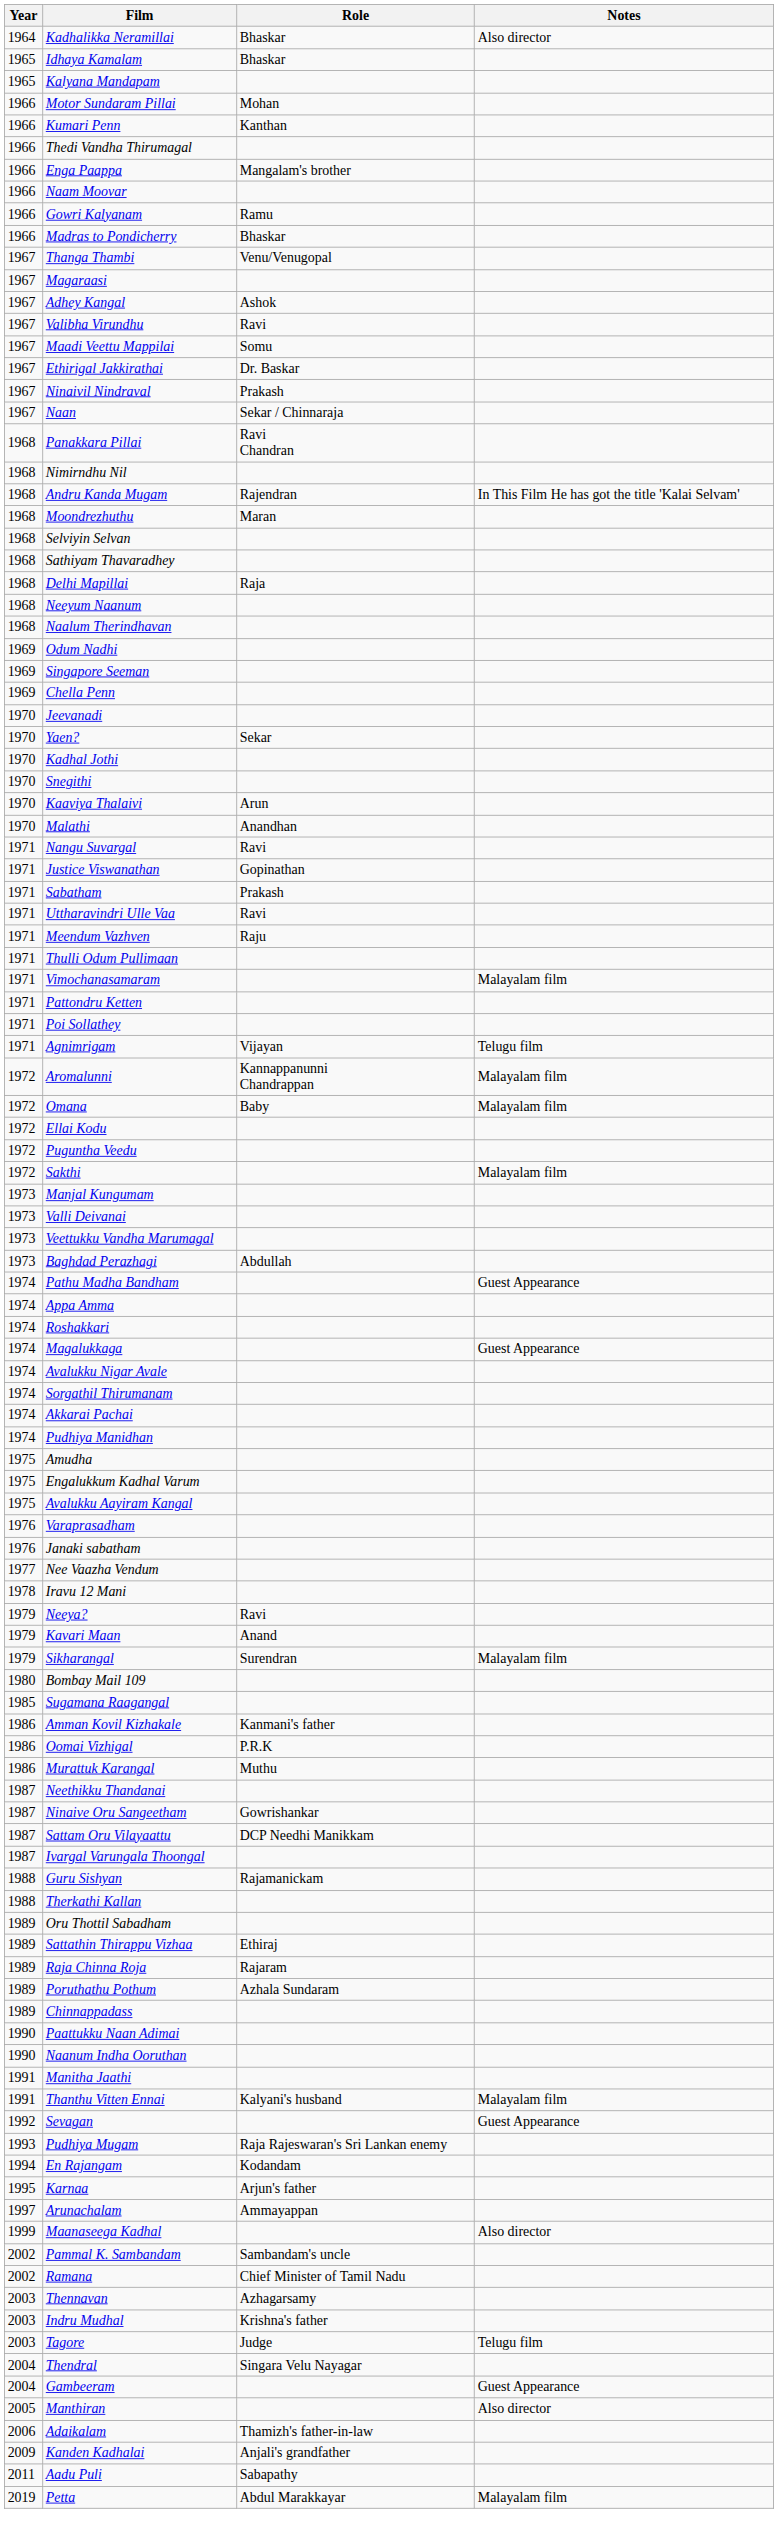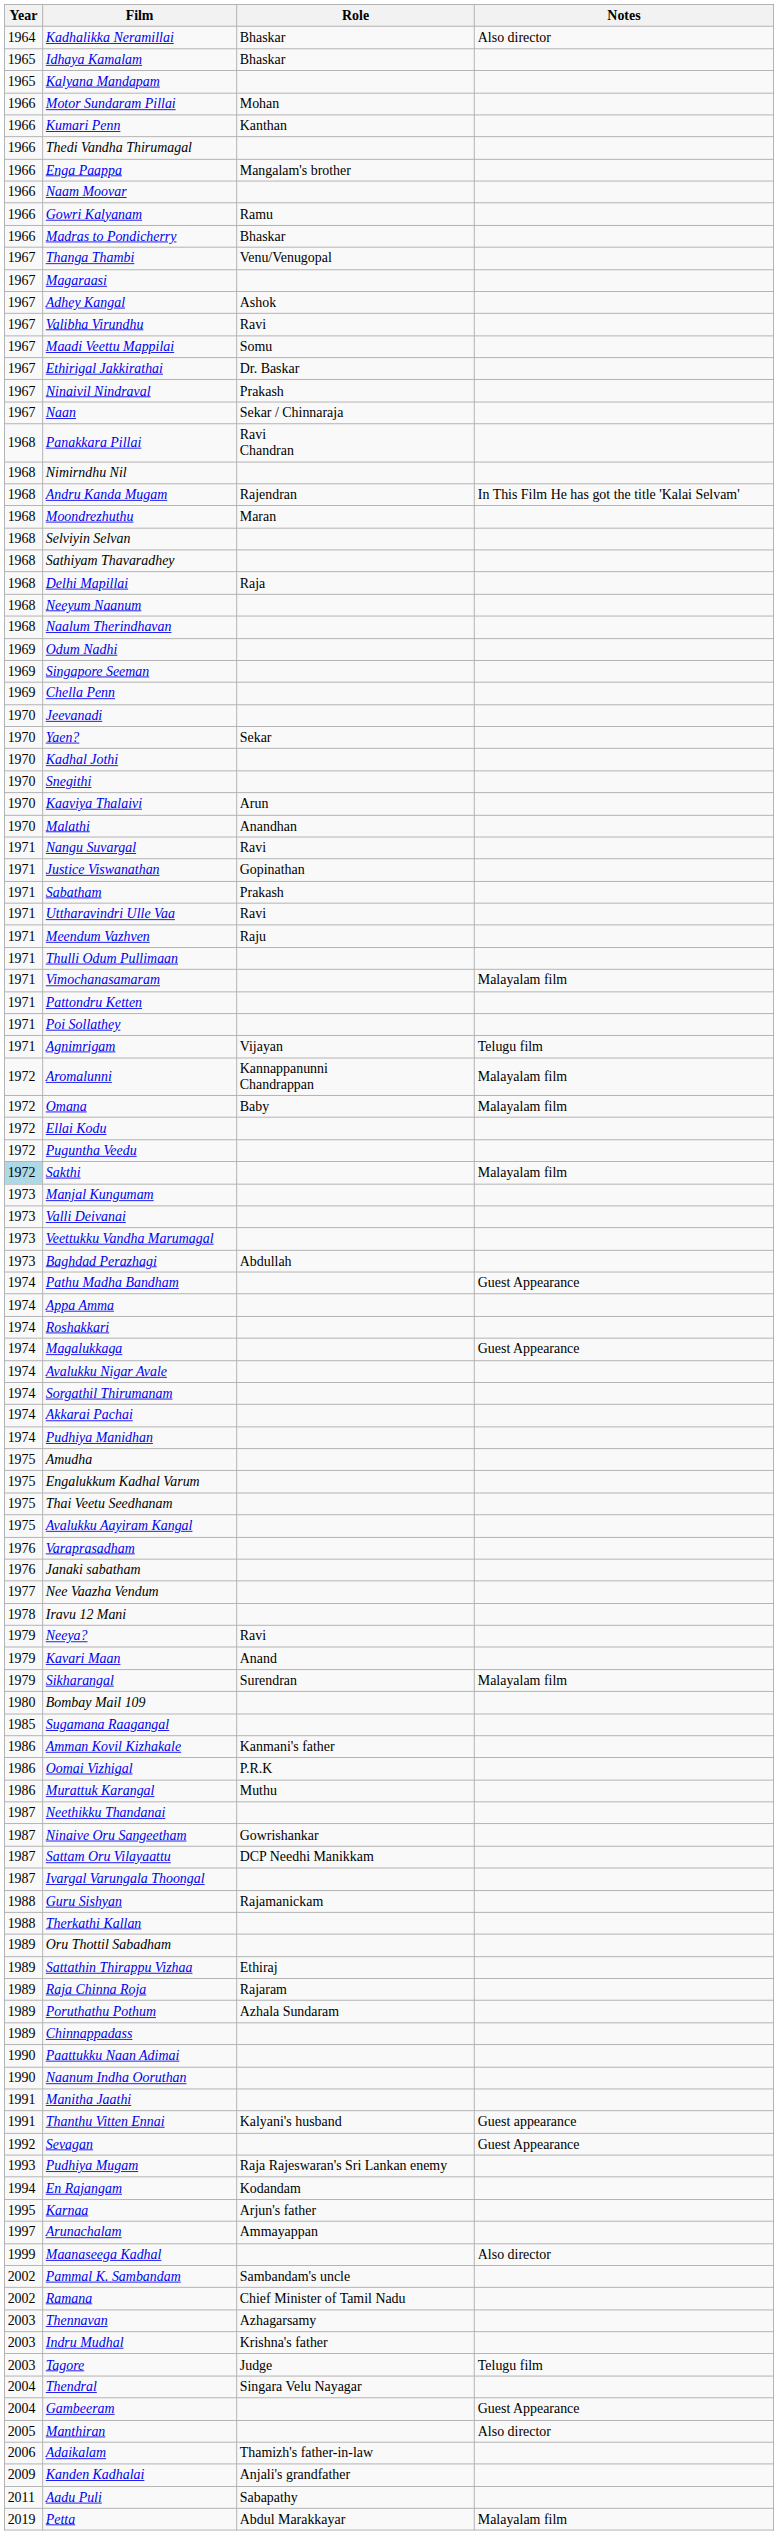(22, 1172) no background -> (22, 1172) lightblue background
+ row: (109, 1503)
(522, 2099) Malayalam film -> (527, 2122) Guest appearance
